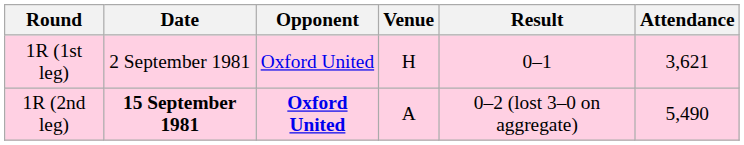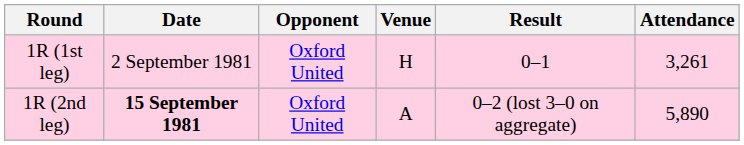(687, 61) 3,621 -> (687, 61) 3,261
(317, 113) bold -> (317, 113) normal
(687, 113) 5,490 -> (687, 113) 5,890
